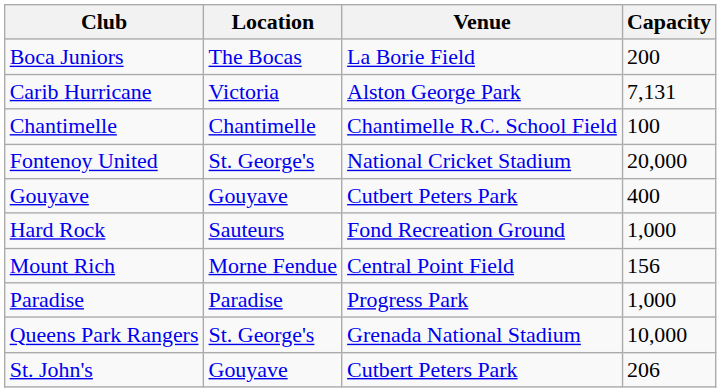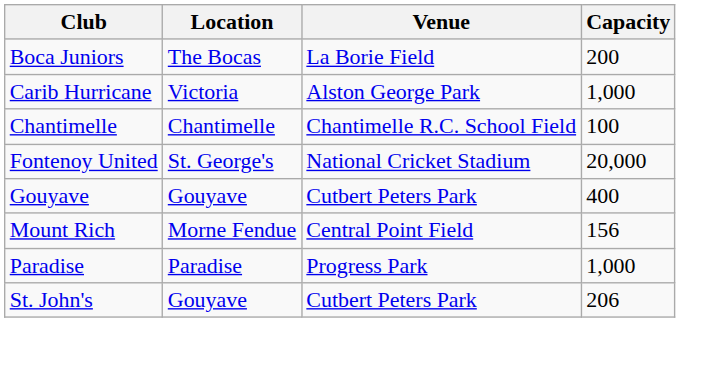(652, 91) 7,131 -> (611, 91) 1,000
- row: (58, 230)
- row: (104, 334)
